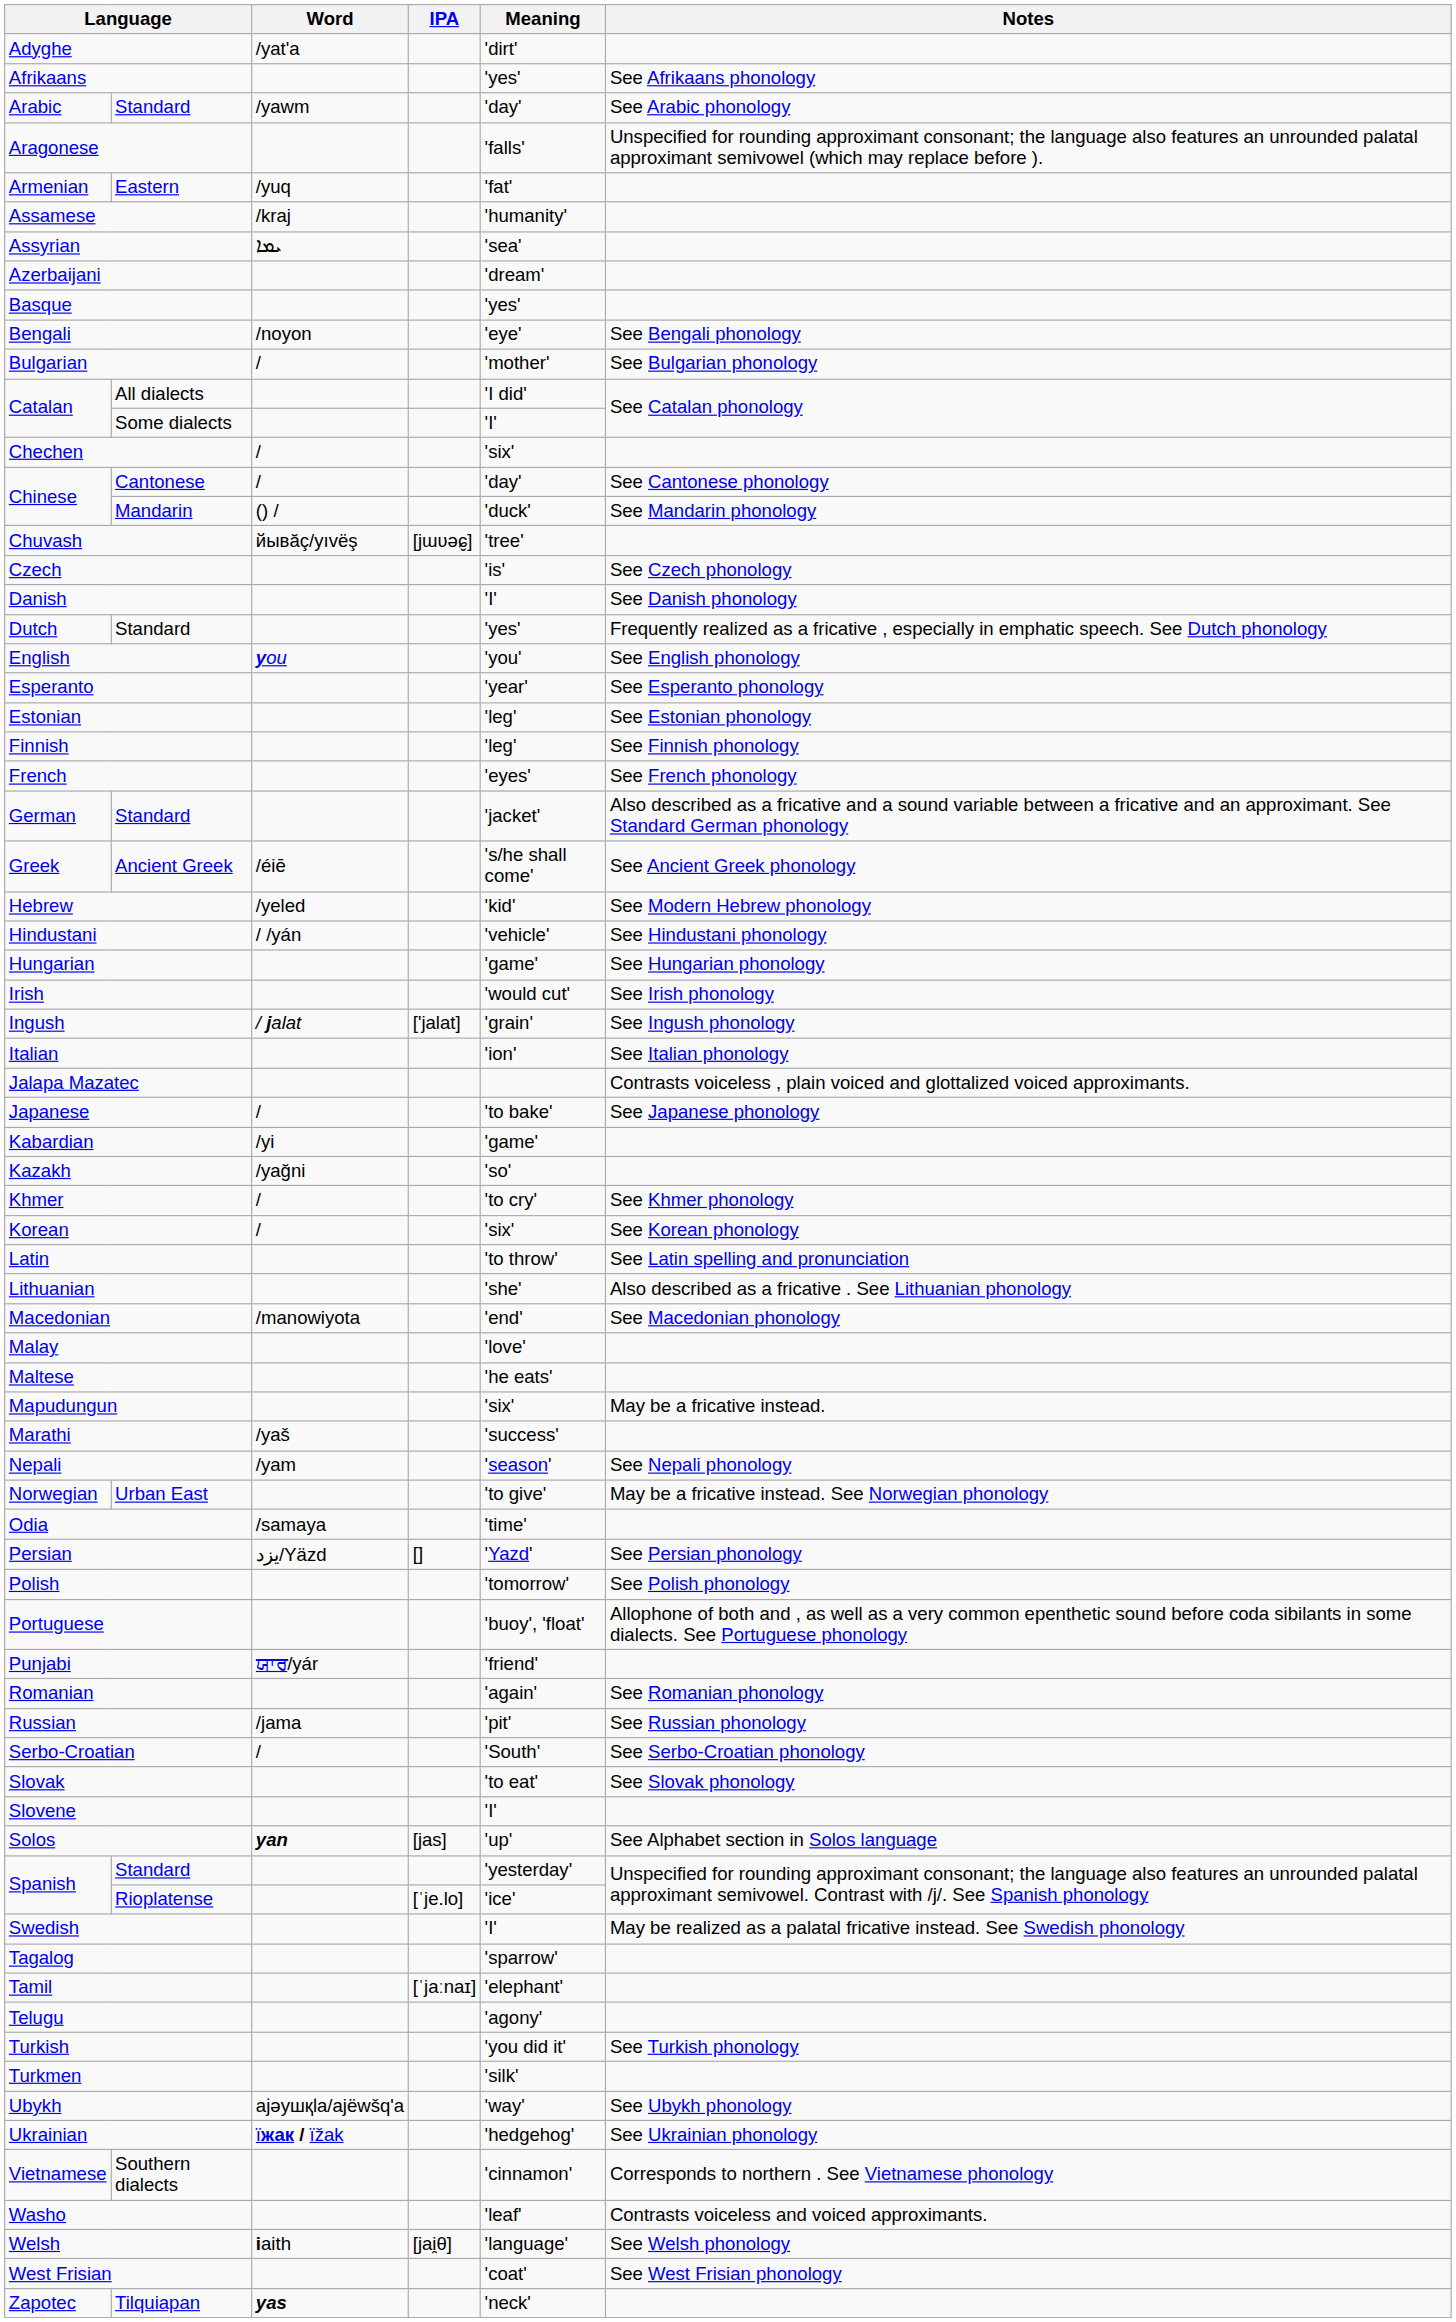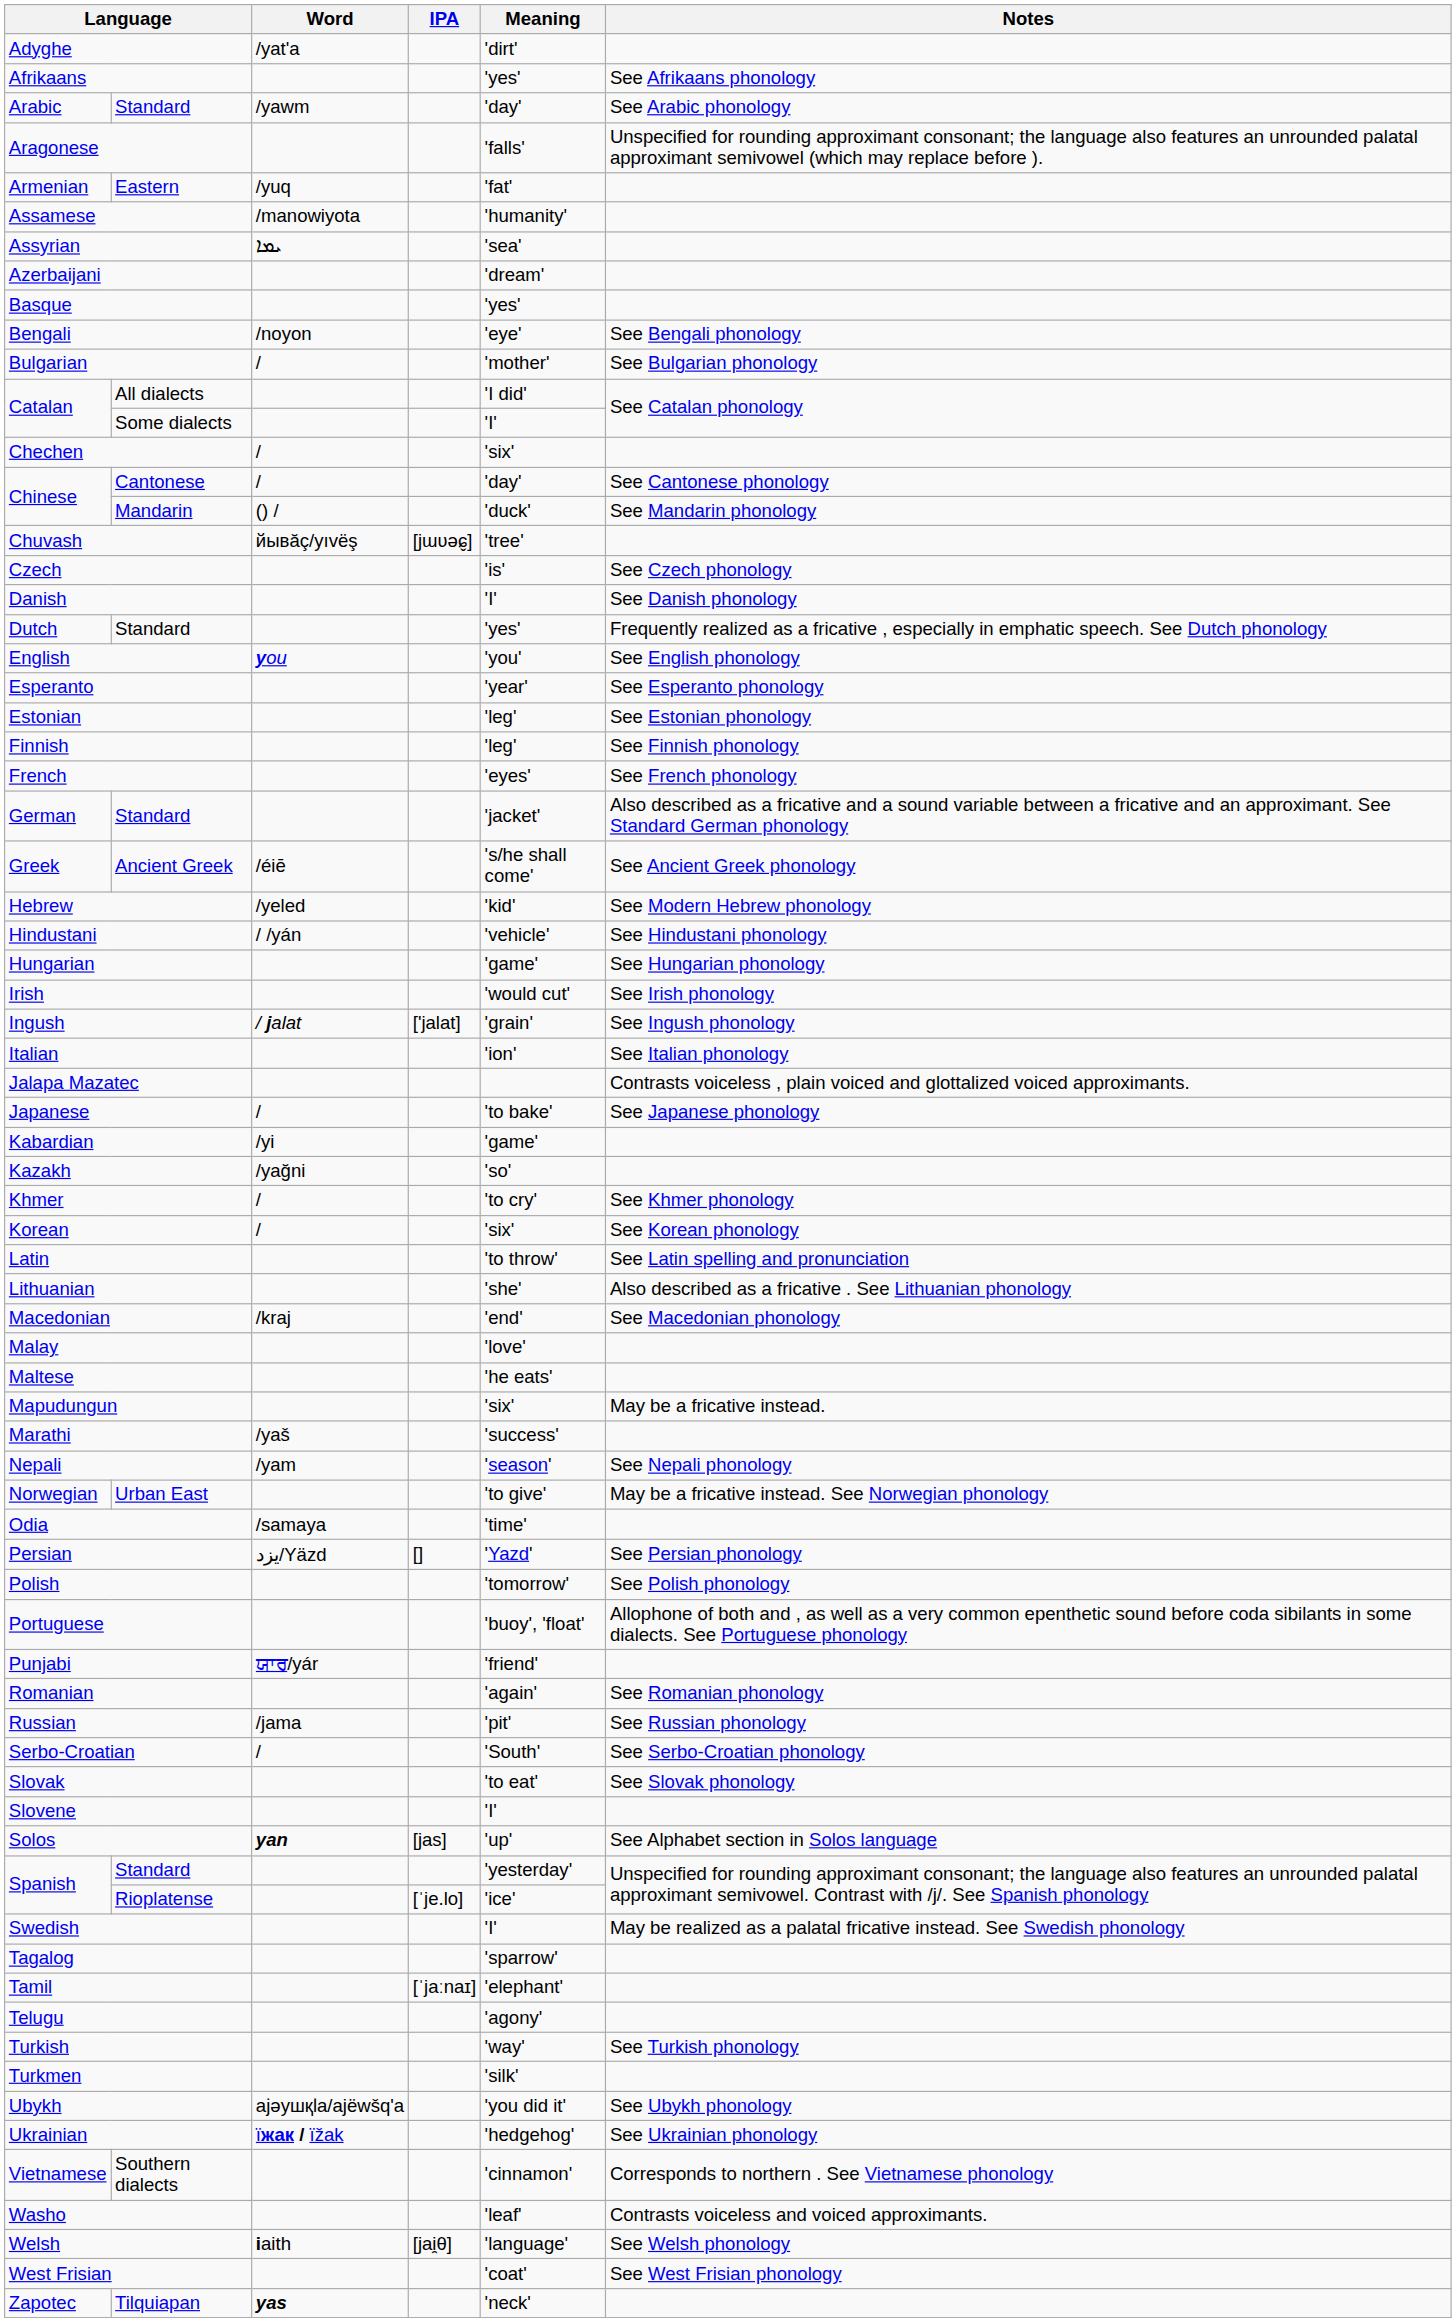(273, 216) /kraj -> (308, 216) /manowiyota
(308, 1318) /manowiyota -> (273, 1318) /kraj
(525, 2046) 'you did it' -> (505, 2046) 'way'
(505, 2105) 'way' -> (525, 2105) 'you did it'
